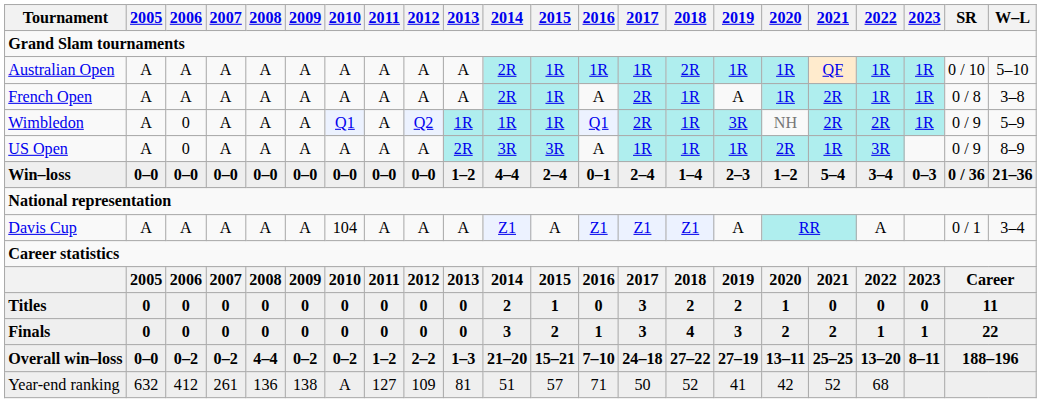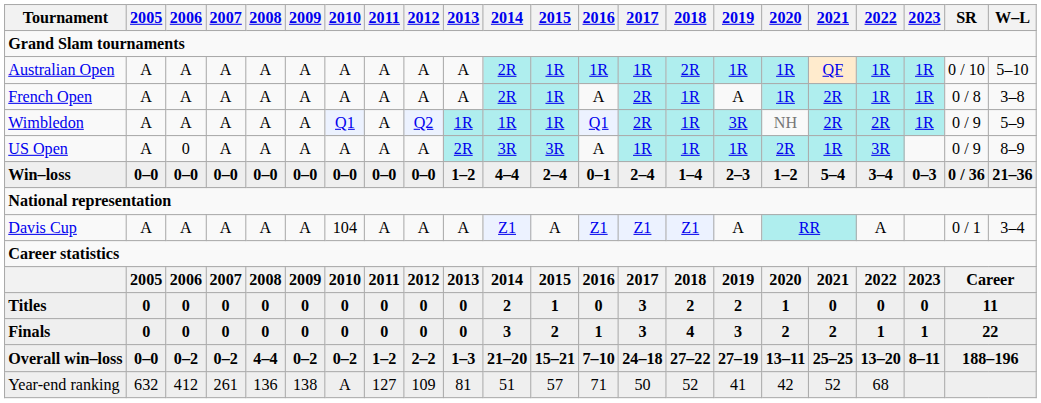(186, 121) 0 -> (186, 121) A
